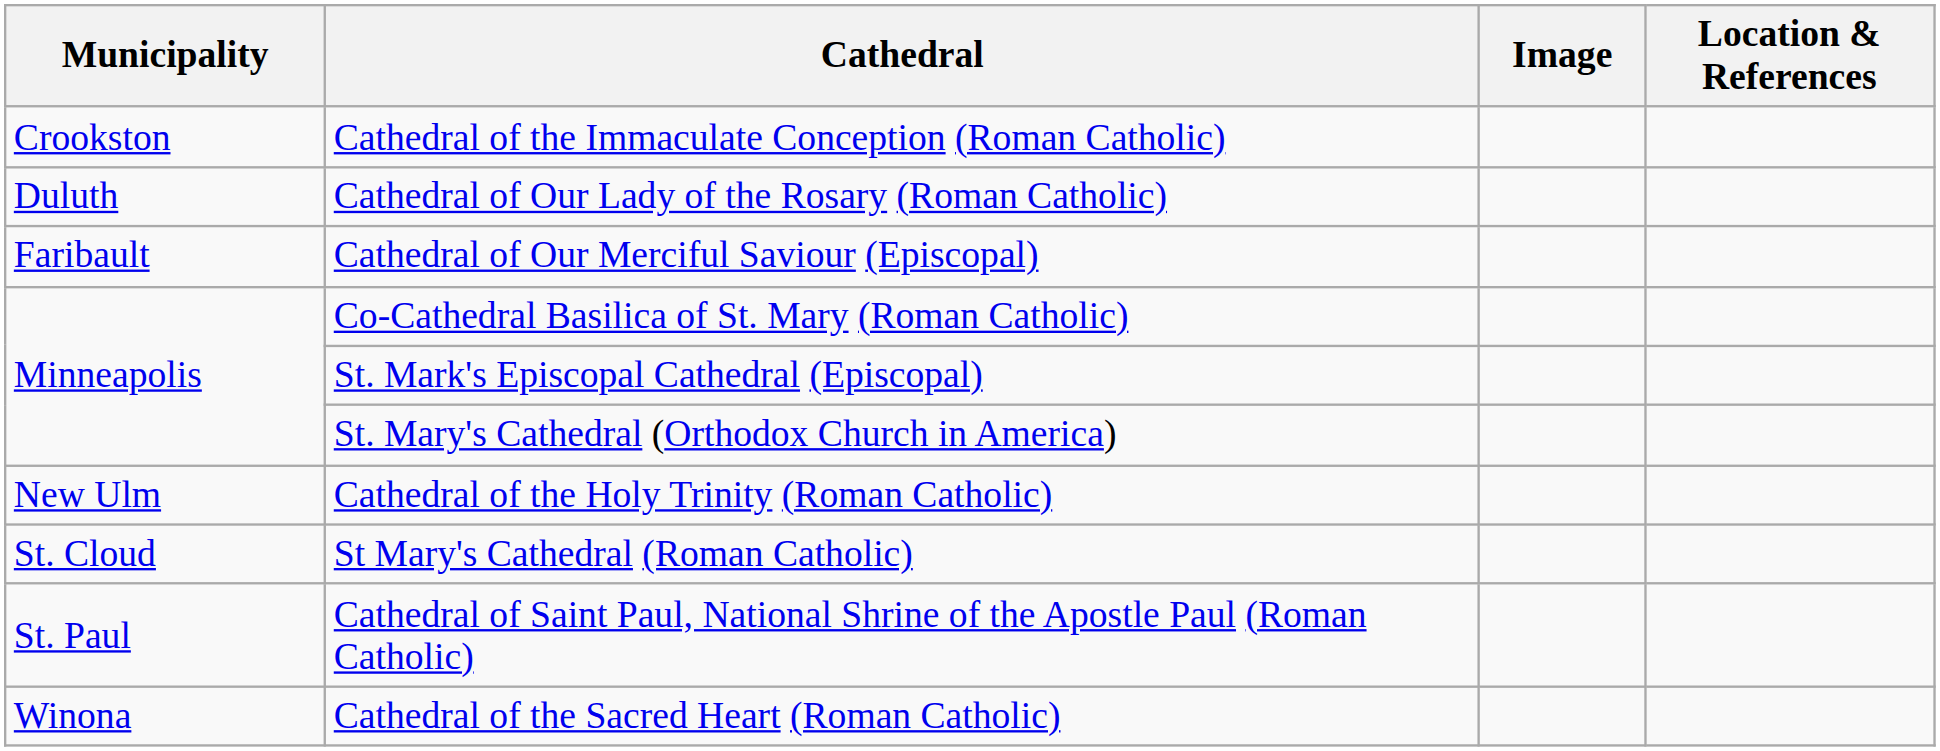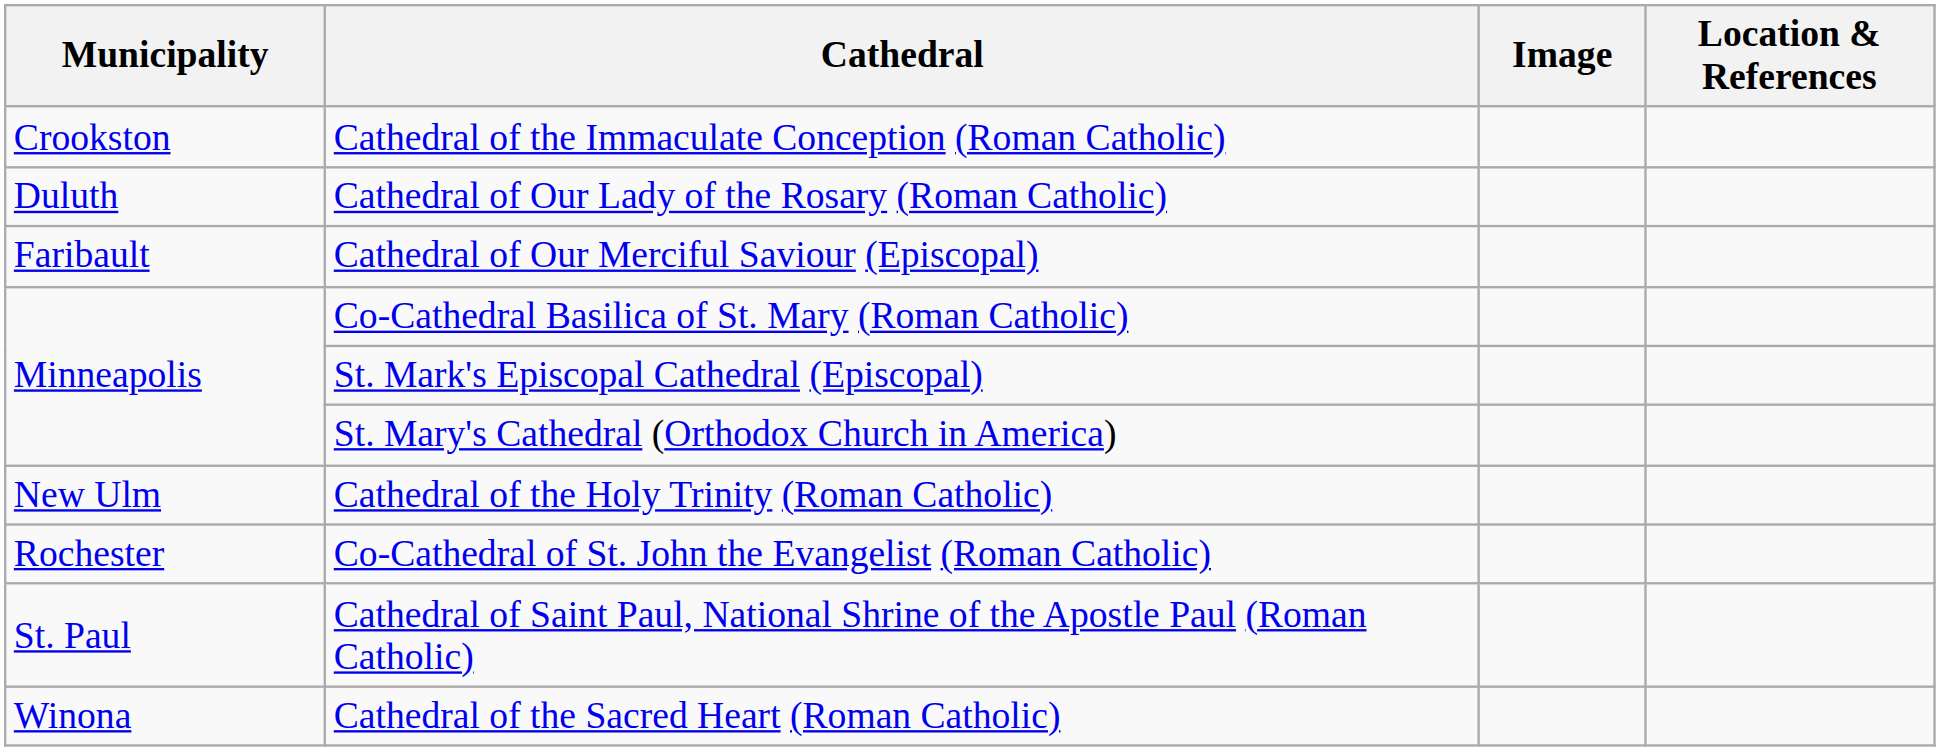+ row: (772, 553)
- row: (623, 553)
